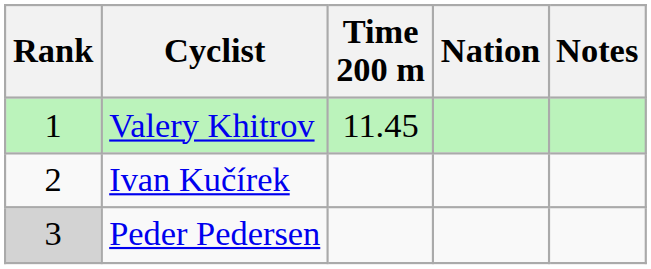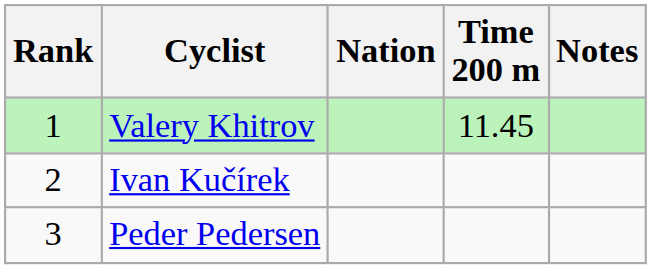columns swapped: (491, 51) <-> (381, 51)
(53, 234) lightgrey background -> (53, 234) no background
